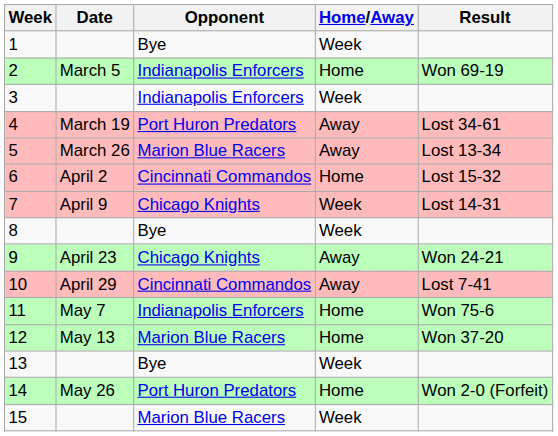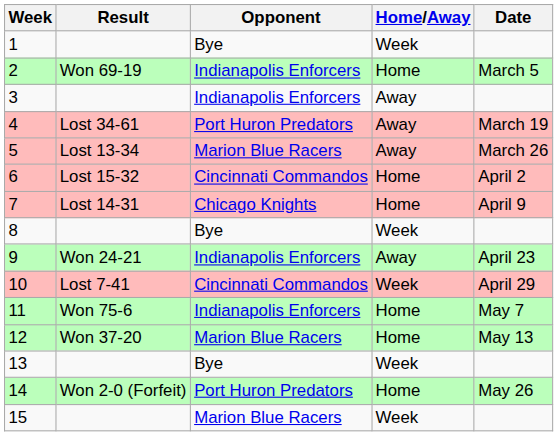columns swapped: (95, 17) <-> (485, 17)
(340, 97) Week -> (396, 97) Away
(340, 204) Week -> (398, 204) Home
(199, 257) Chicago Knights -> (277, 257) Indianapolis Enforcers
(339, 284) Away -> (397, 284) Week
